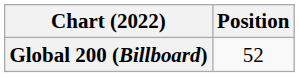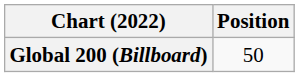(253, 54) 52 -> (253, 54) 50
